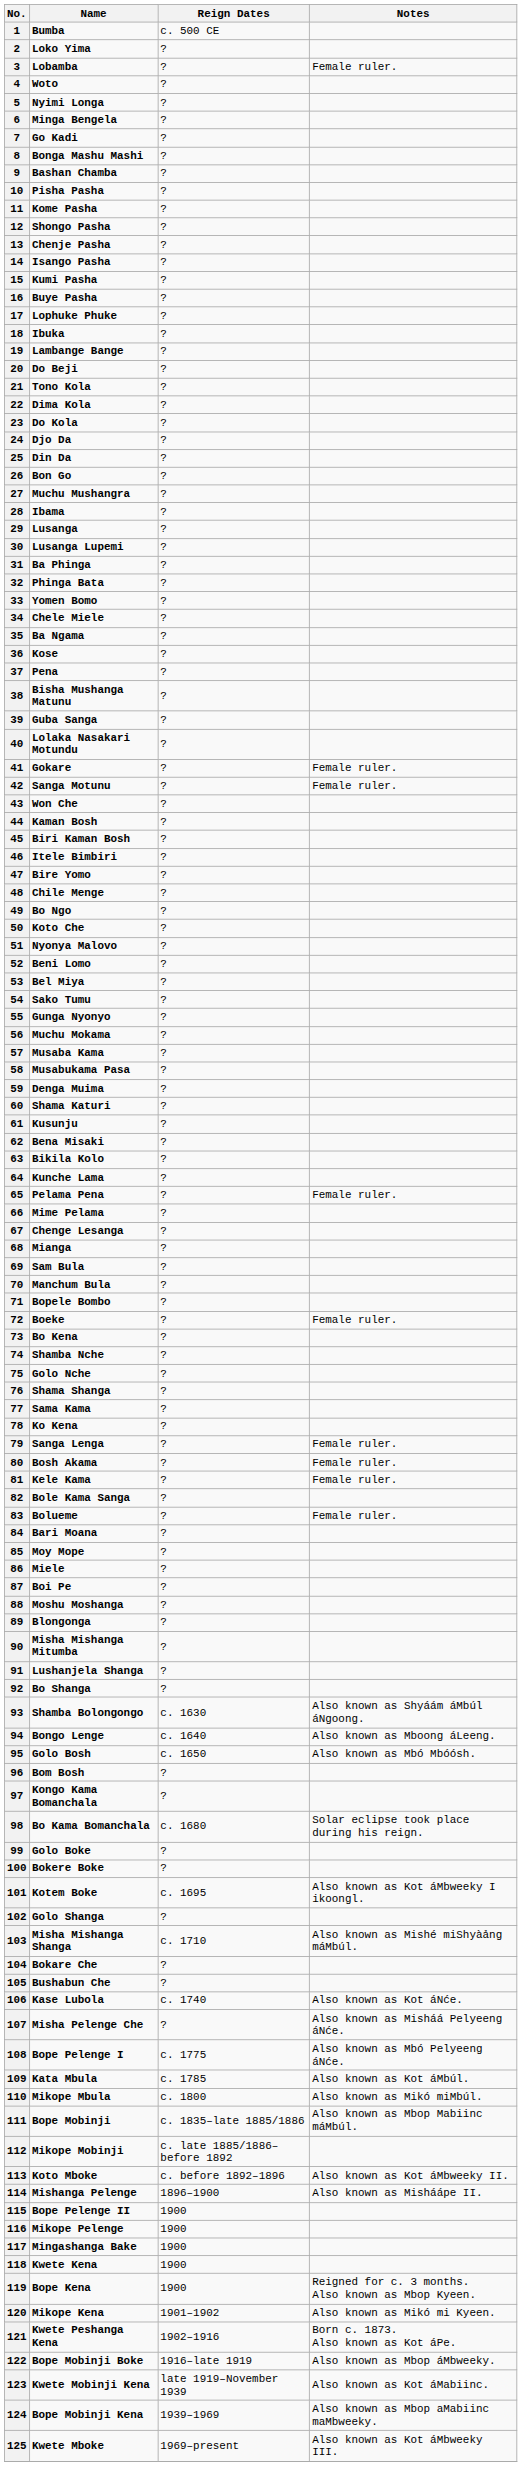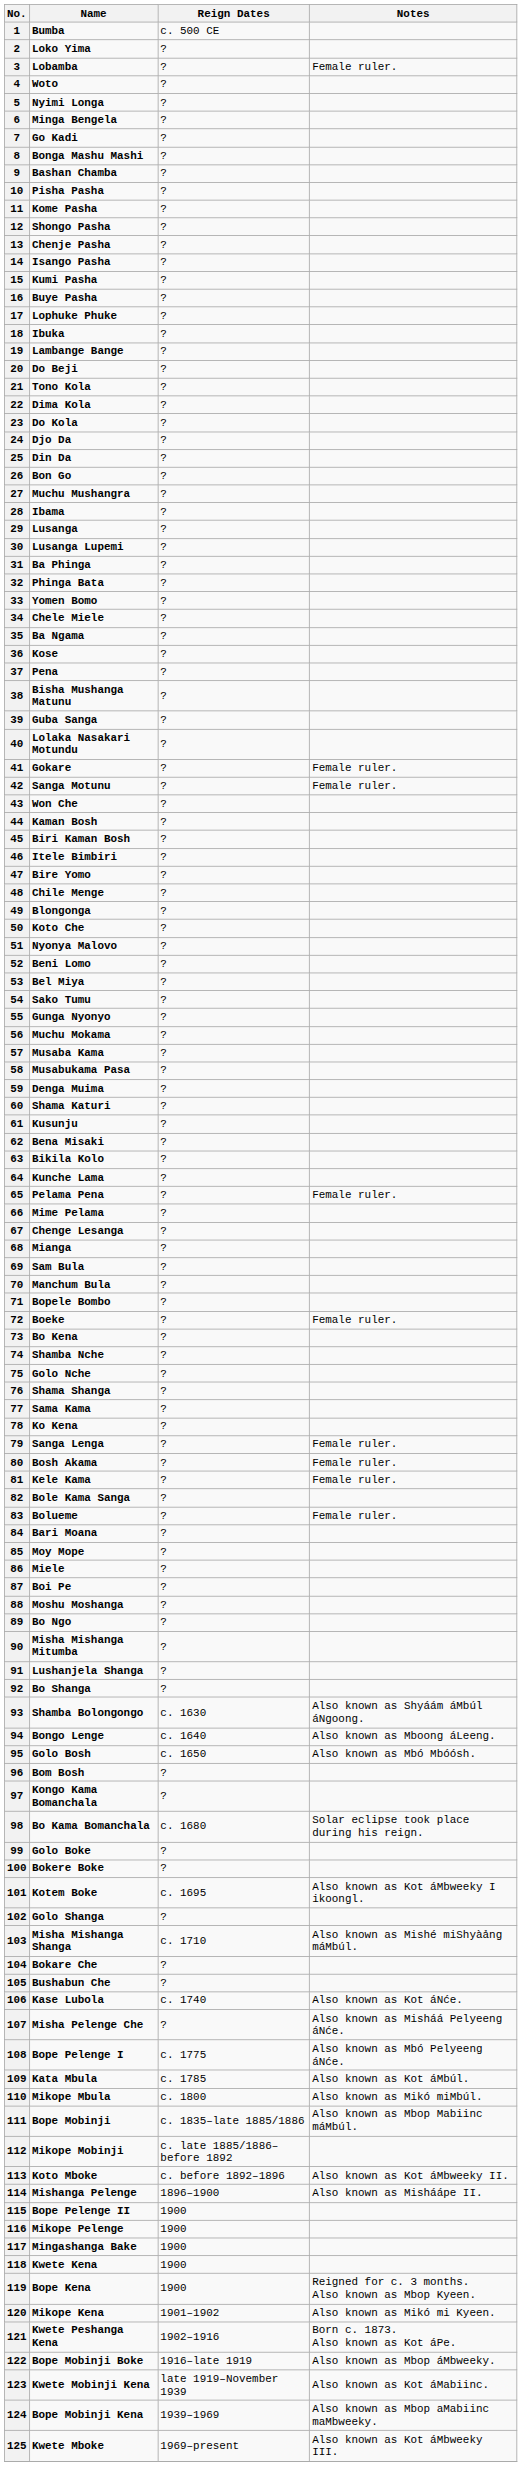(52, 911) Bo Ngo -> (61, 911) Blongonga
(61, 1622) Blongonga -> (52, 1622) Bo Ngo
